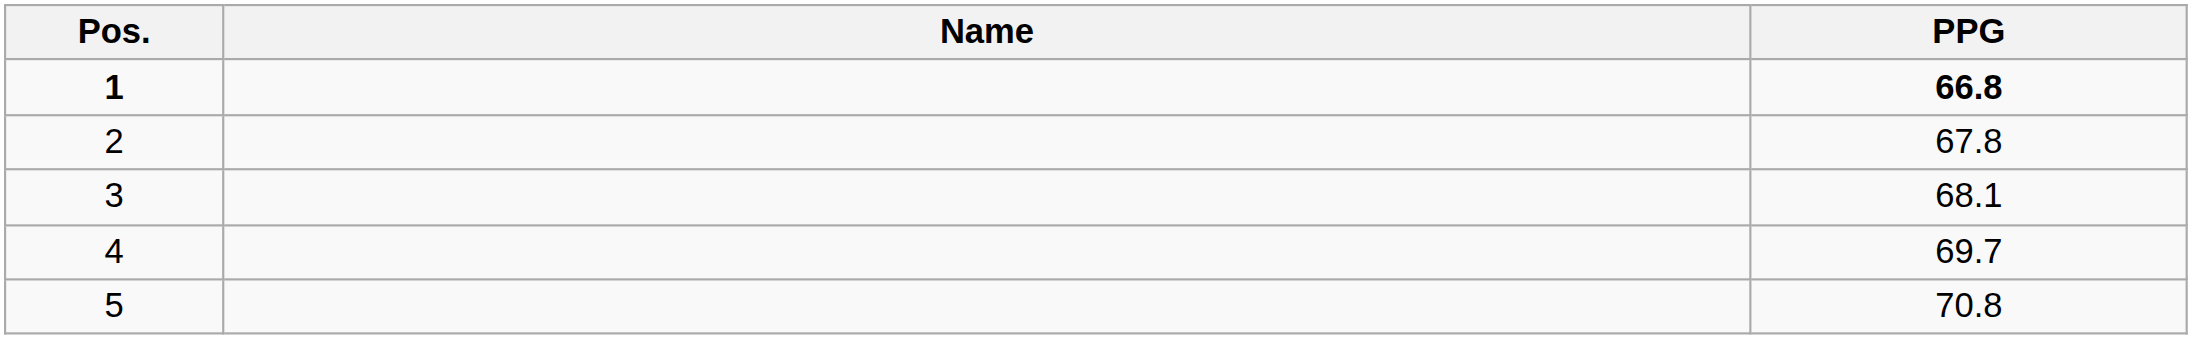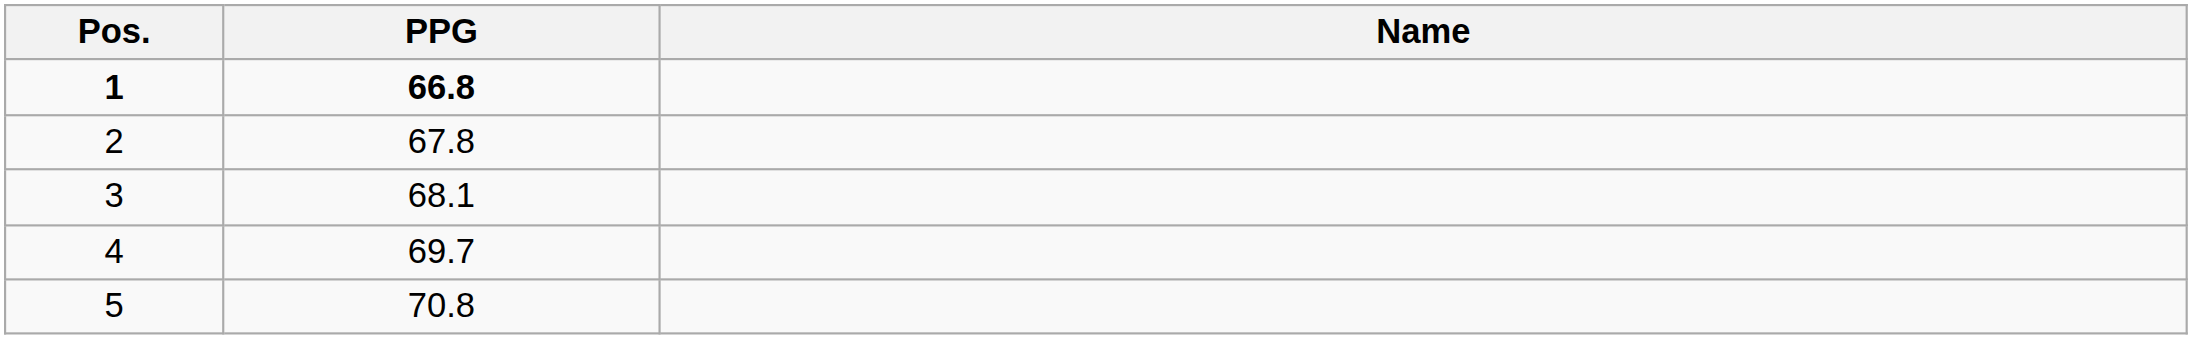columns swapped: (987, 31) <-> (1969, 31)
